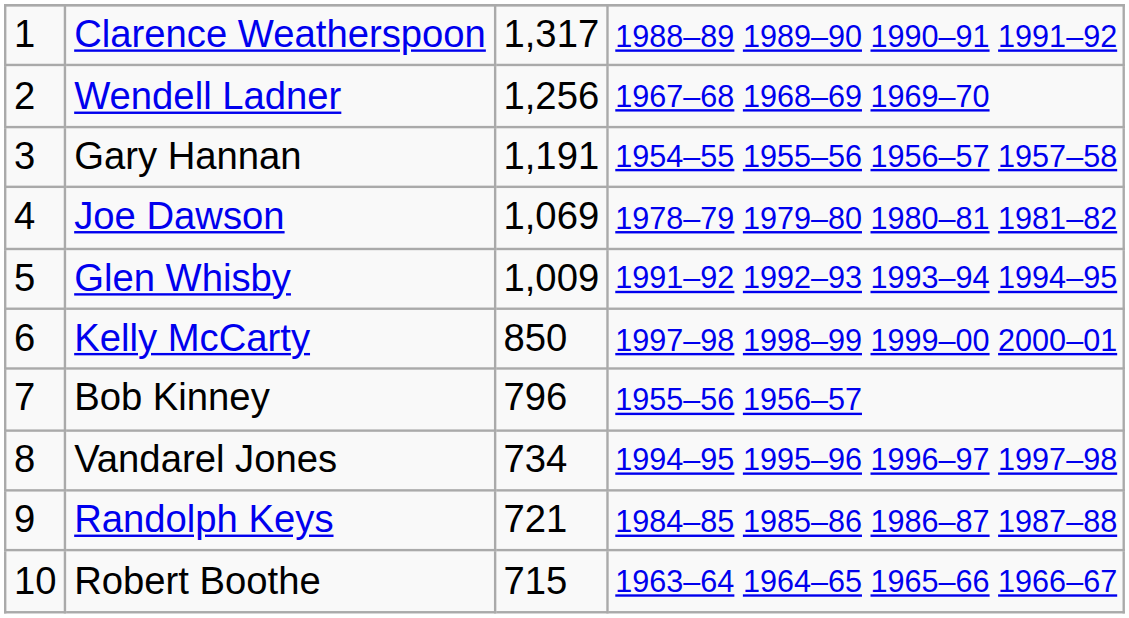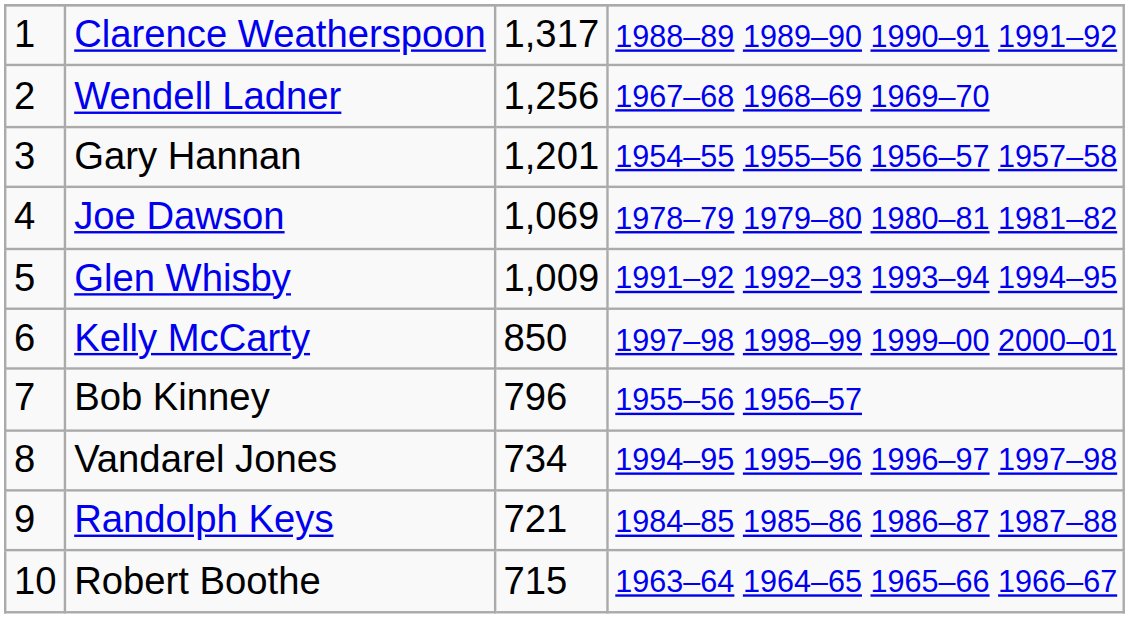(551, 156) 1,191 -> (551, 156) 1,201
